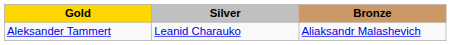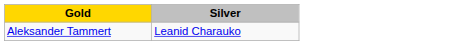- column: (372, 13)
